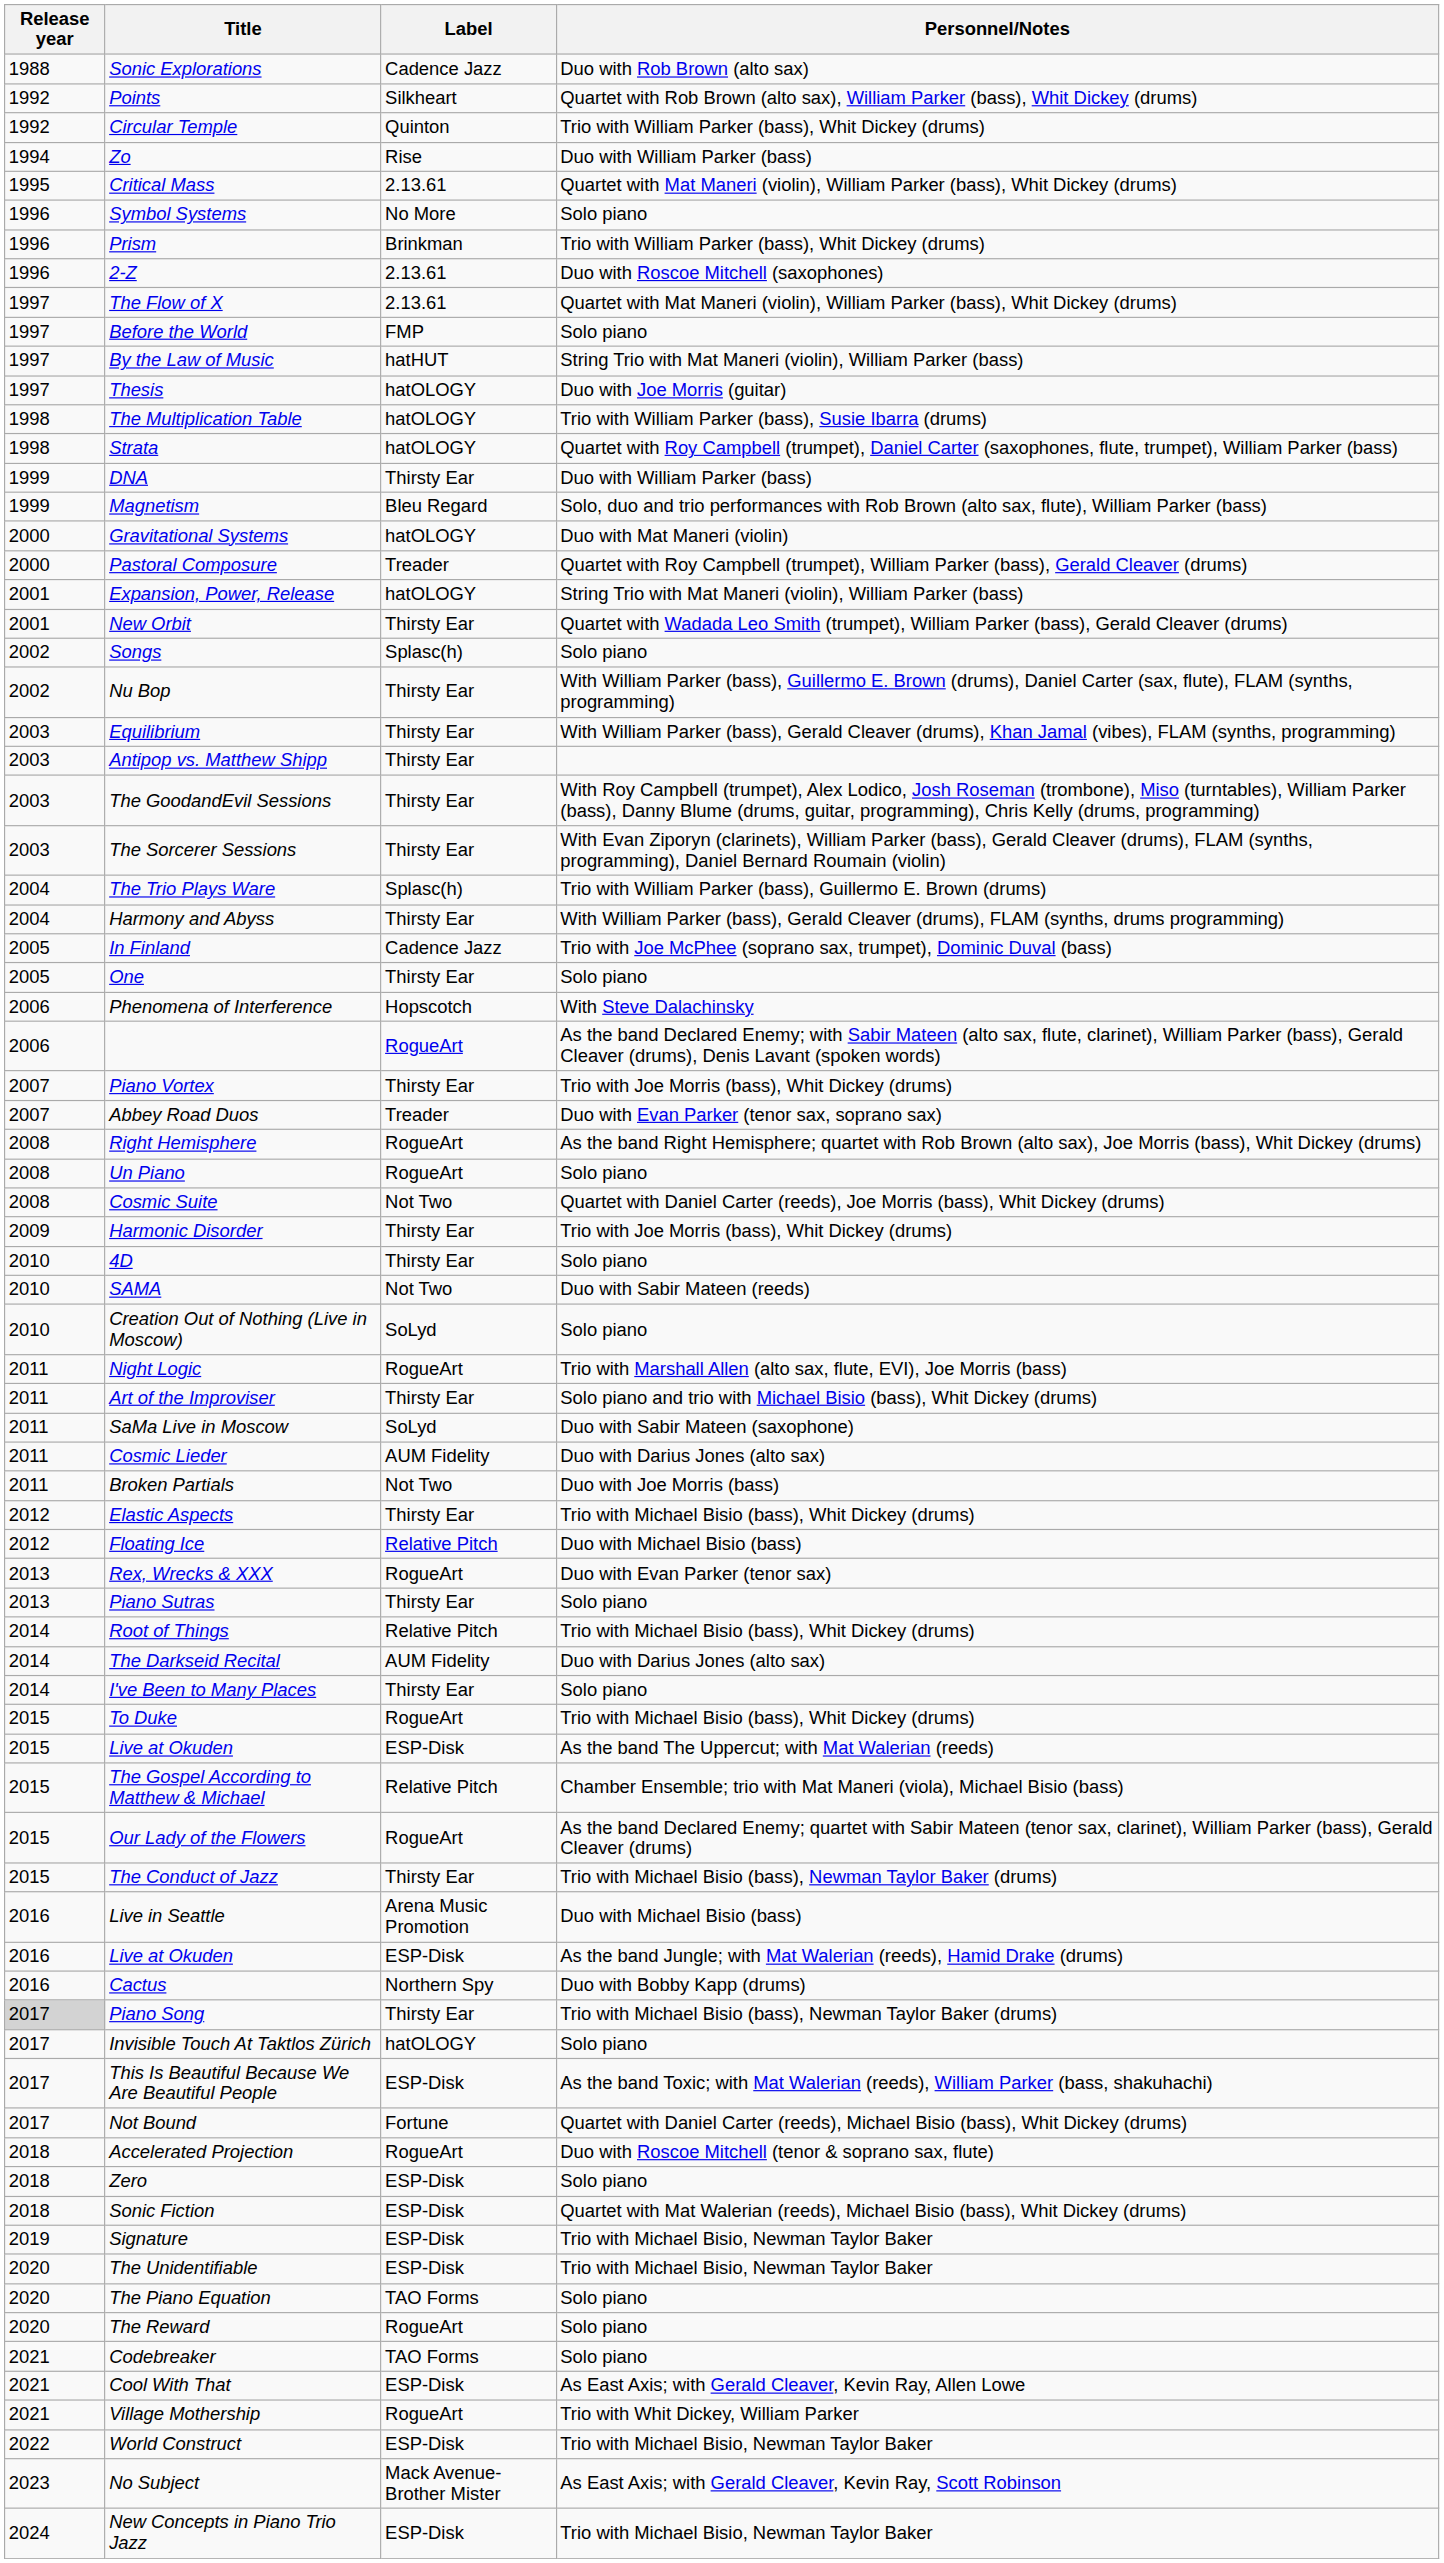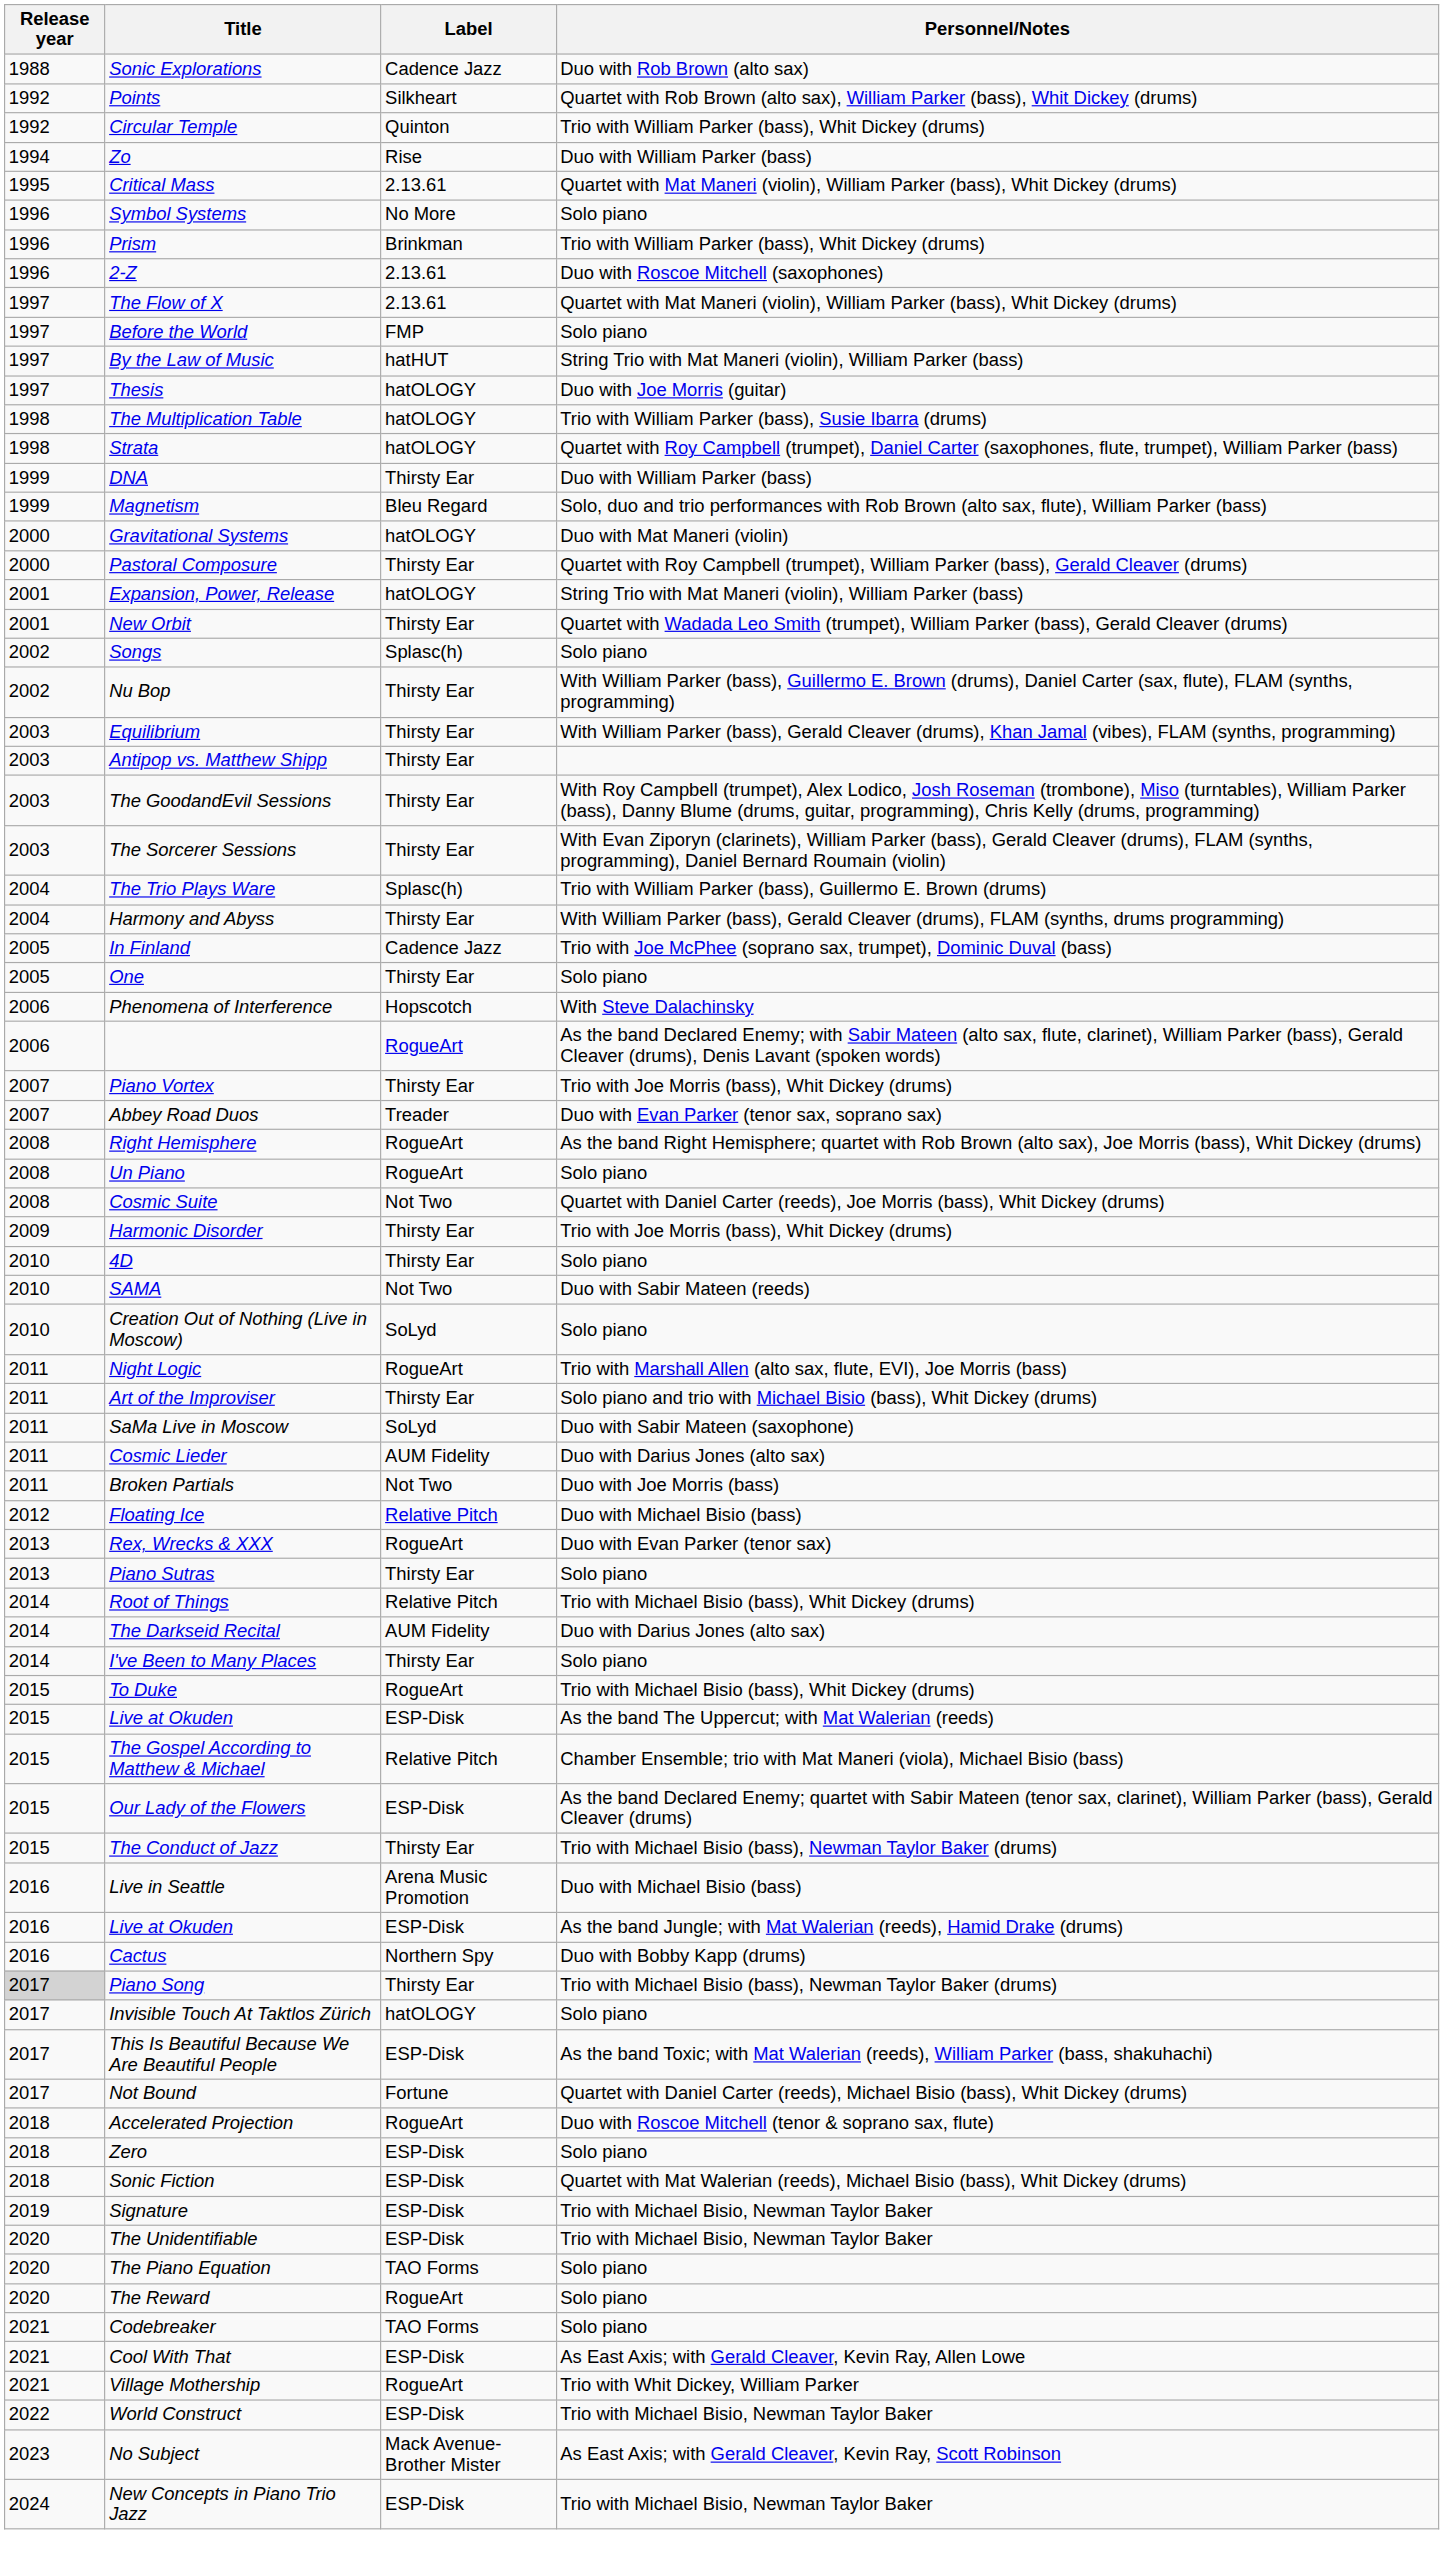(417, 565) Treader -> (430, 565) Thirsty Ear
- row: (171, 1514)
(424, 1837) RogueArt -> (424, 1808) ESP-Disk
